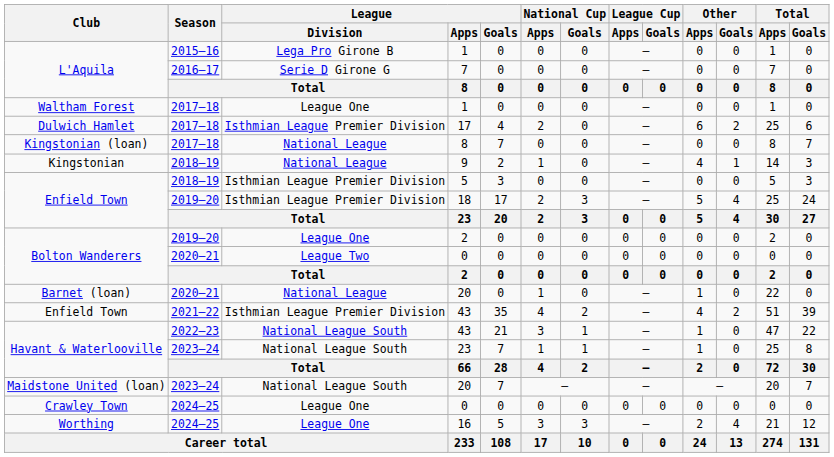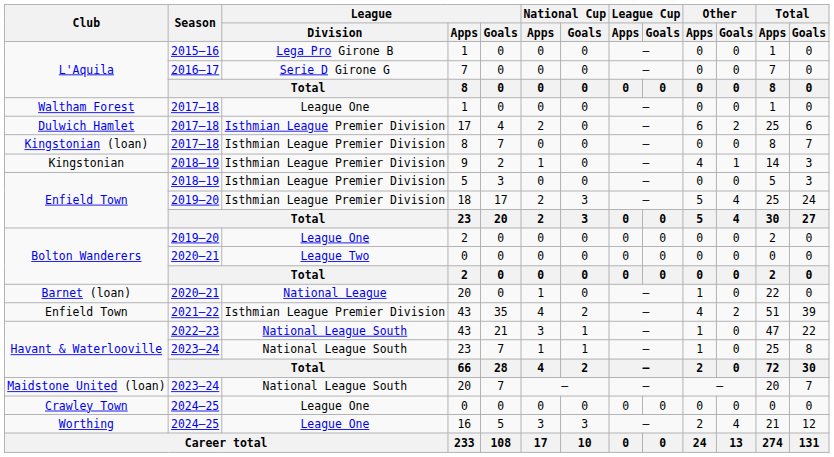(335, 144) National League -> (335, 144) Isthmian League Premier Division
(335, 163) National League -> (335, 163) Isthmian League Premier Division
